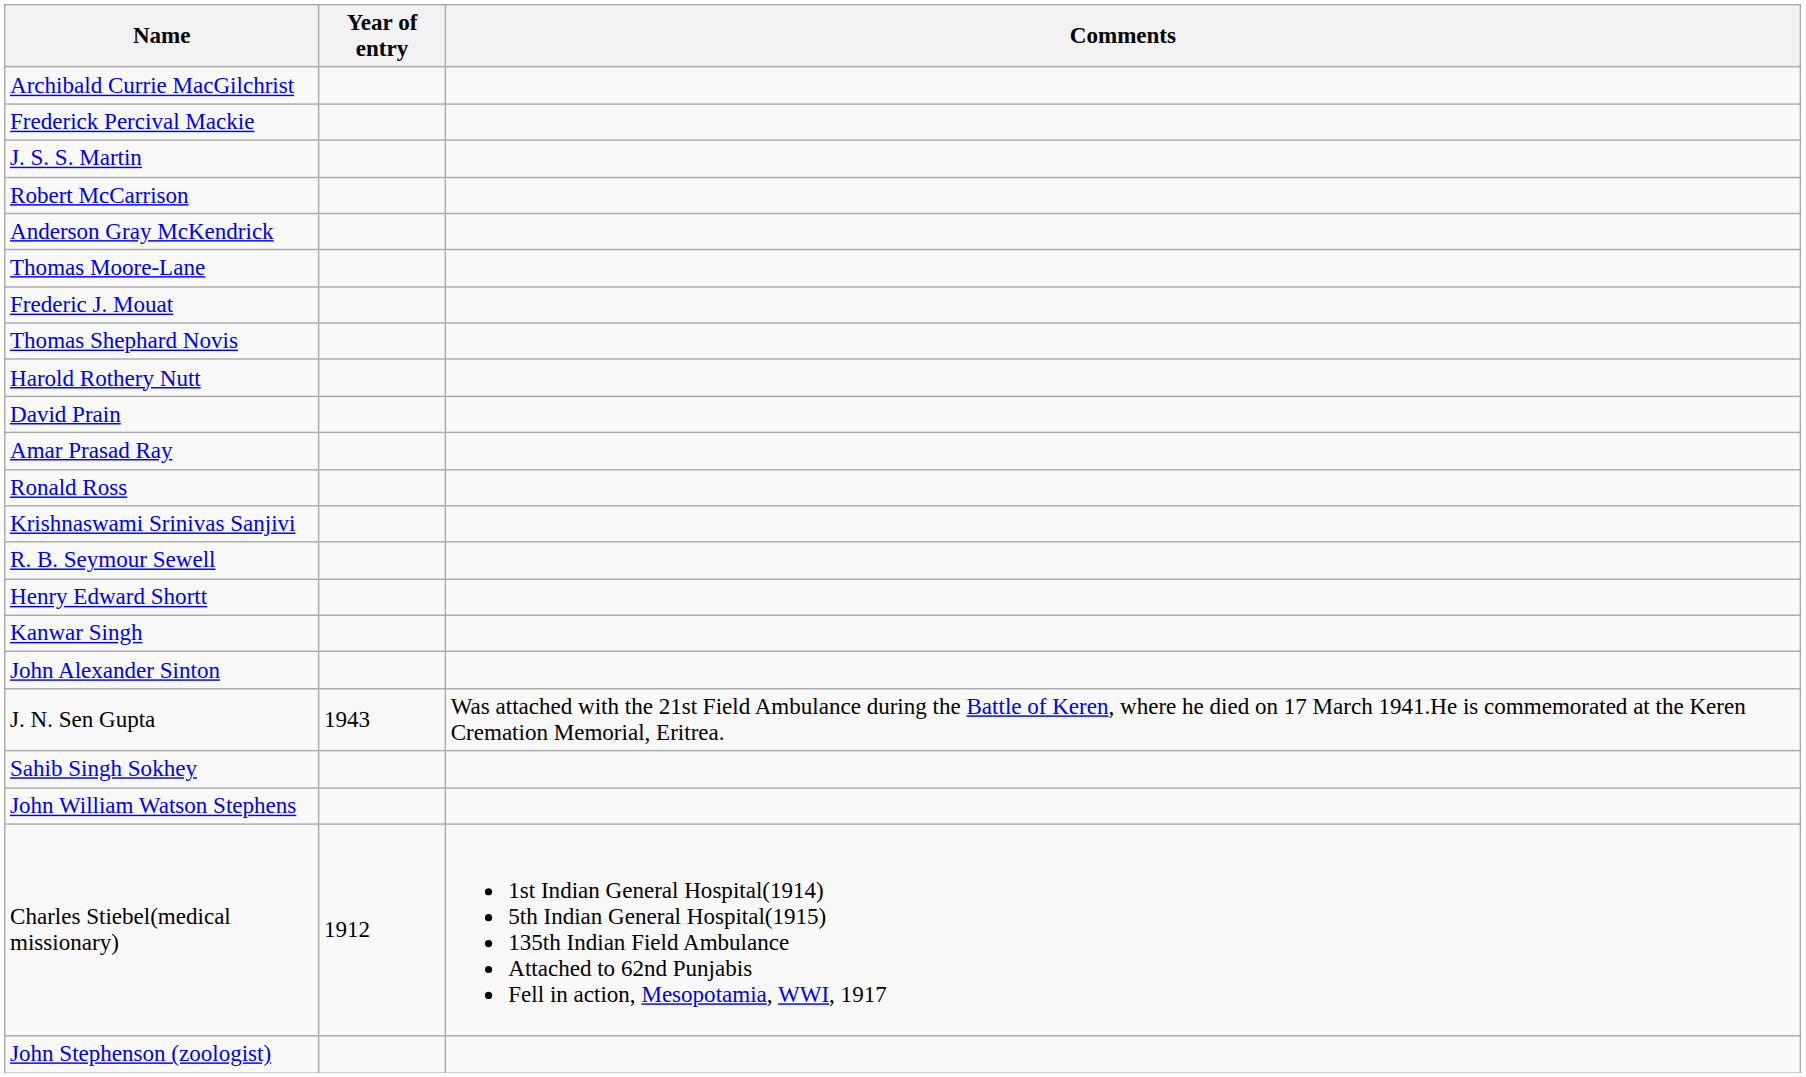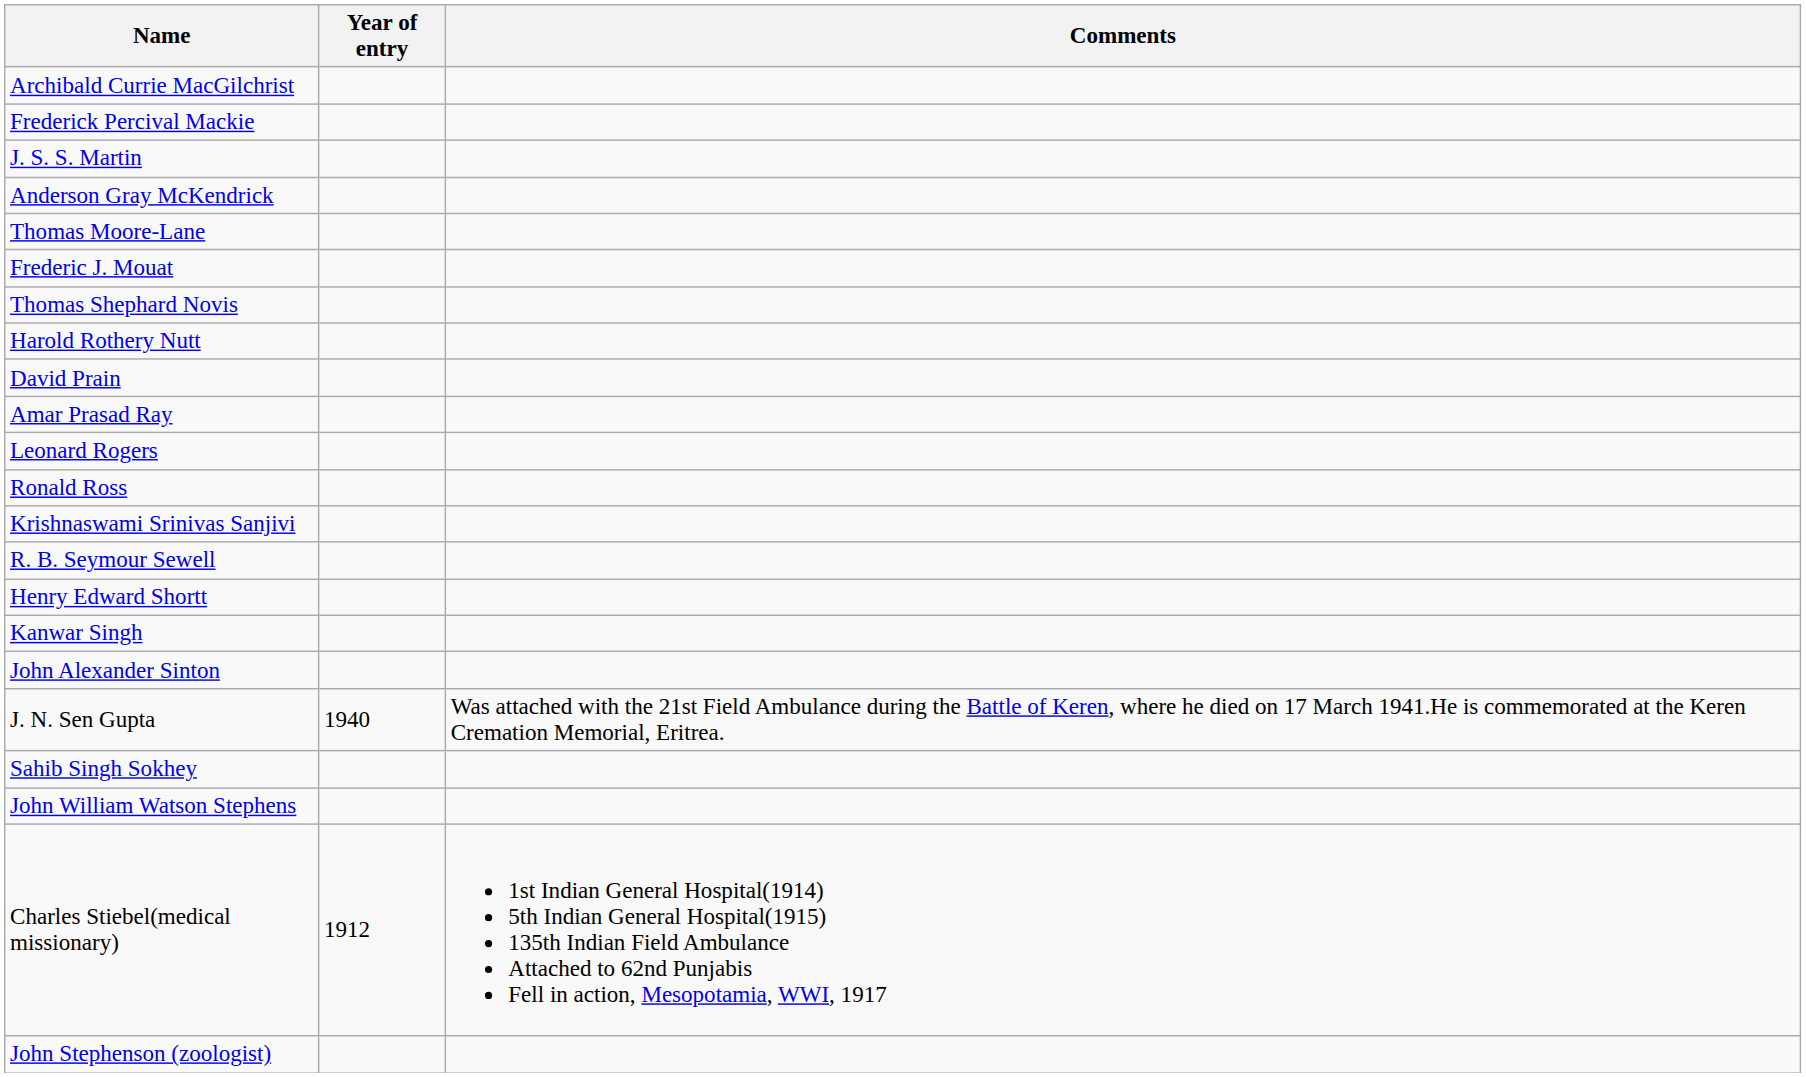- row: (99, 194)
+ row: (84, 450)
(347, 719) 1943 -> (347, 719) 1940
